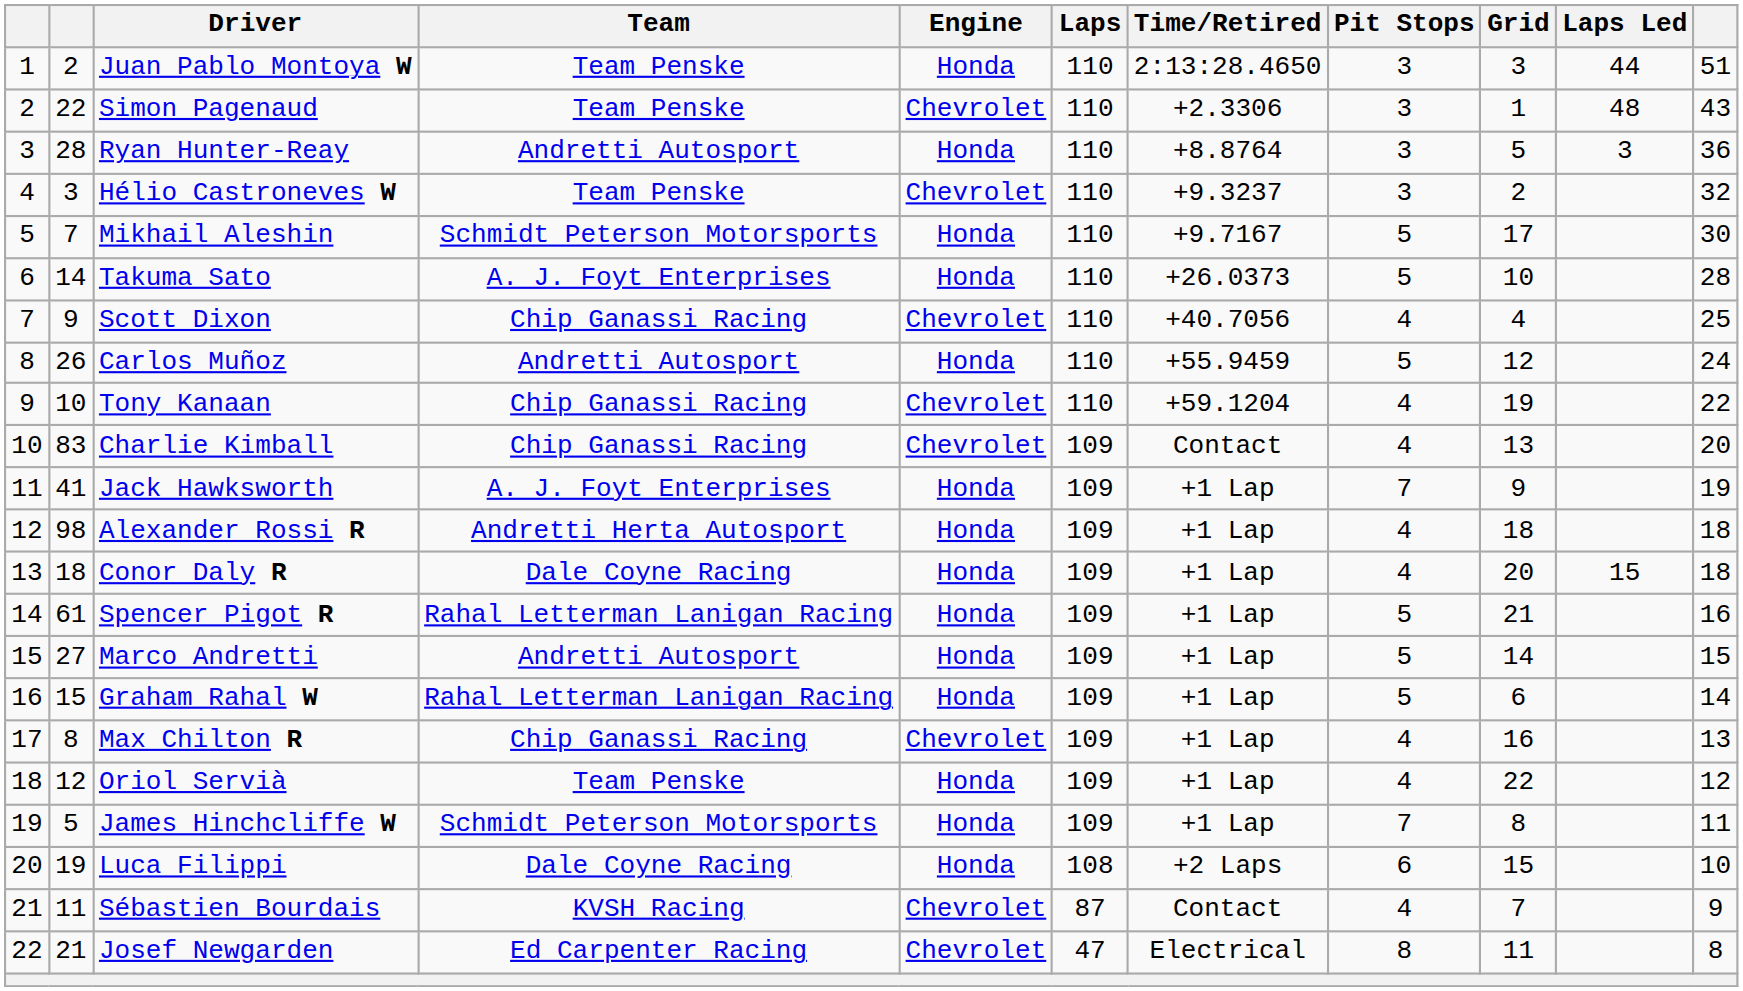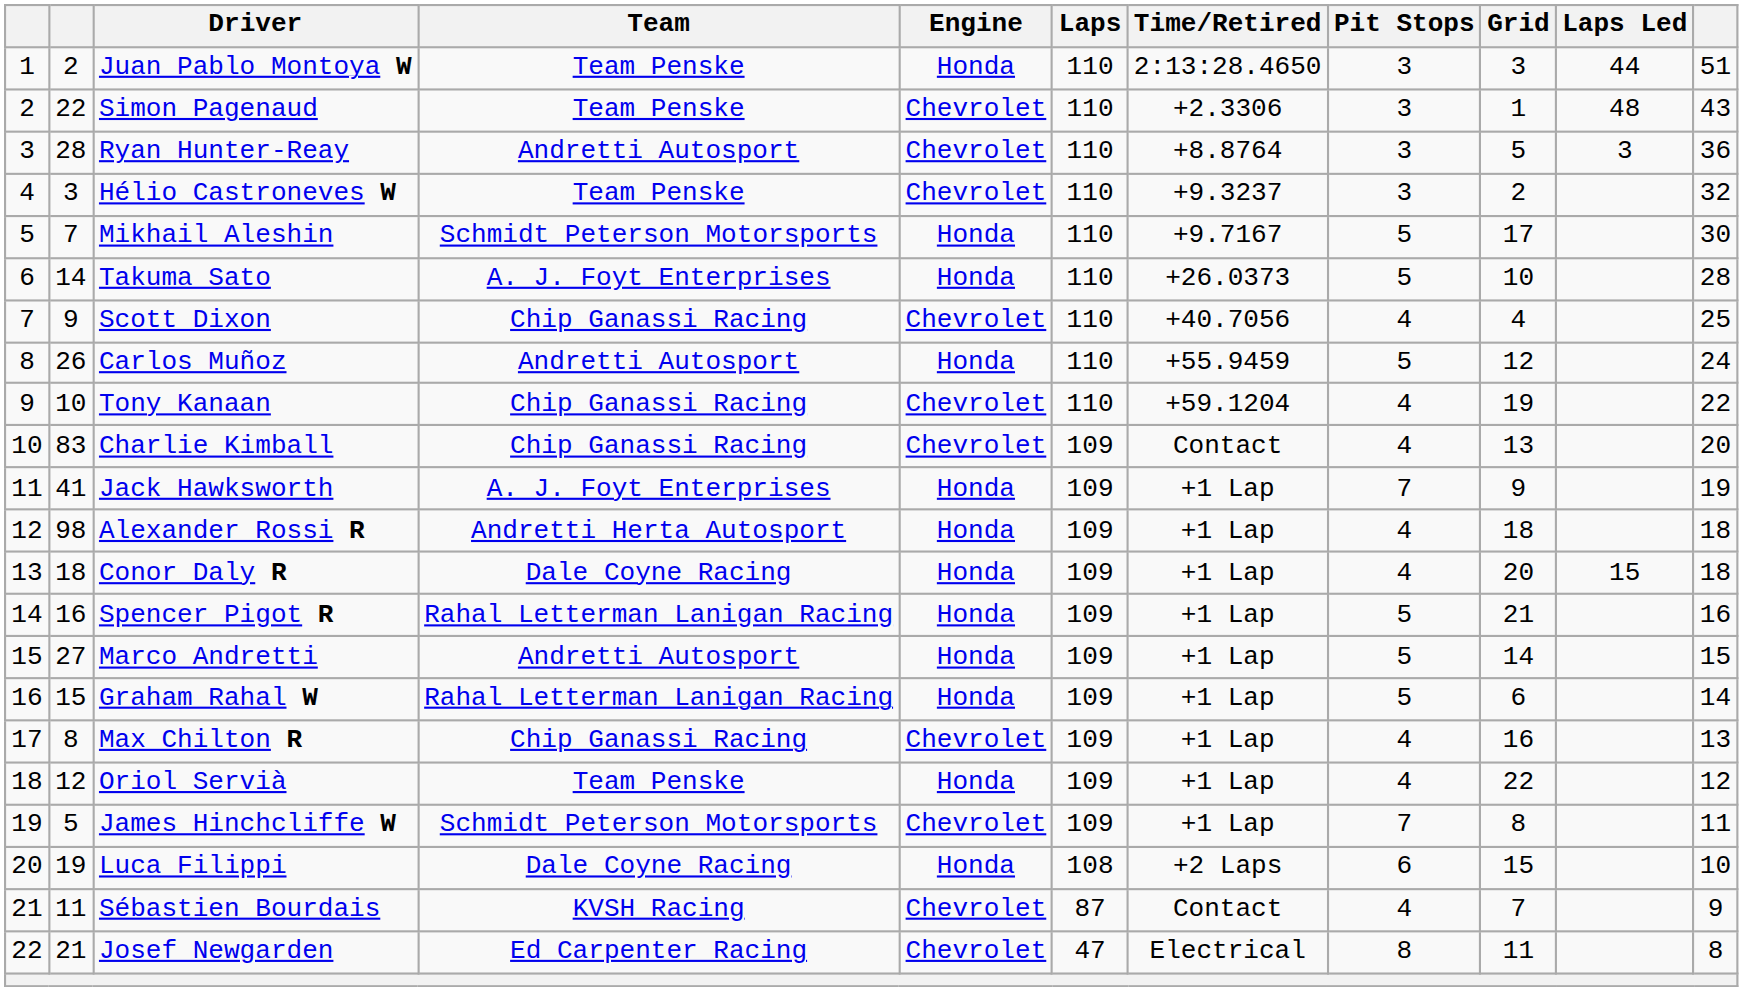(976, 153) Honda -> (976, 153) Chevrolet
(71, 615) 61 -> (71, 615) 16
(976, 826) Honda -> (976, 826) Chevrolet
